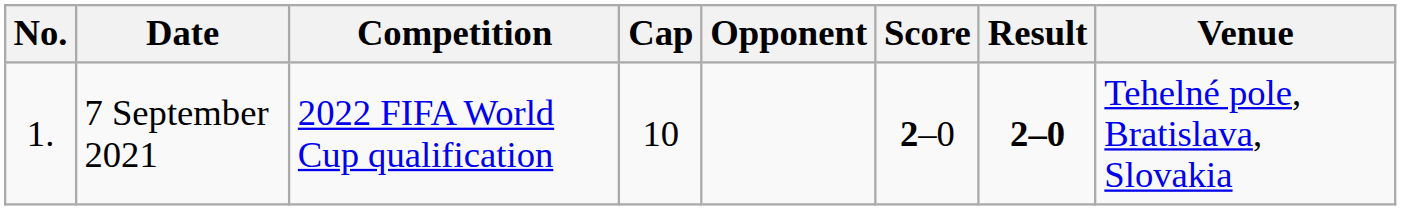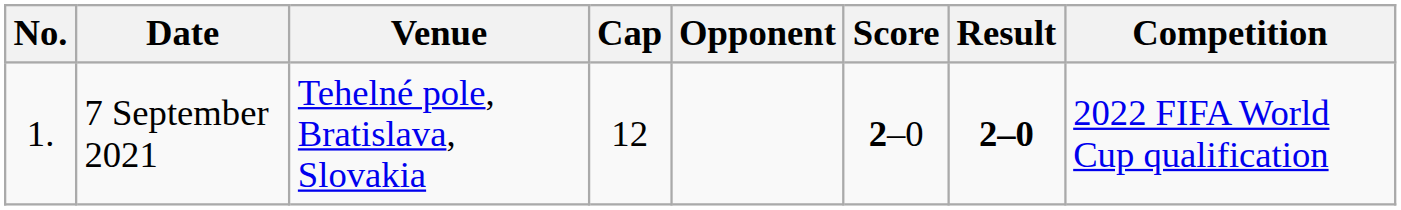columns swapped: (1246, 33) <-> (455, 33)
(661, 132) 10 -> (630, 132) 12
